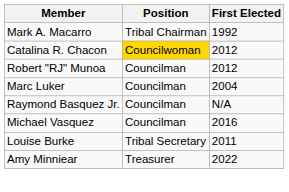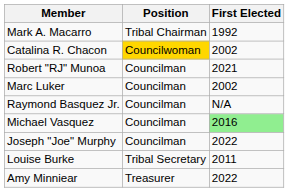(225, 50) 2012 -> (225, 50) 2002
(225, 68) 2012 -> (225, 68) 2021
(225, 86) 2004 -> (225, 86) 2002
(225, 123) no background -> (225, 123) lightgreen background
+ row: (61, 141)
